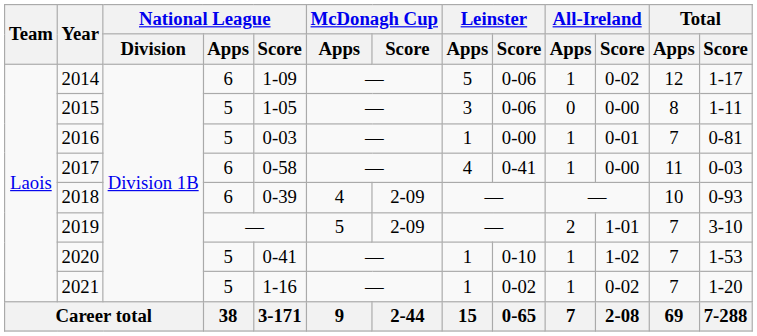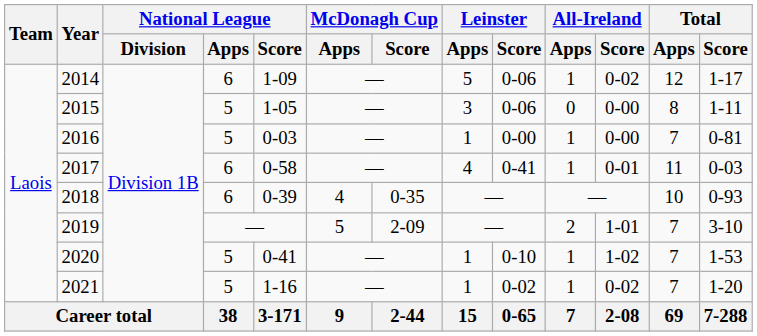(622, 138) 0-01 -> (622, 138) 0-00
(622, 167) 0-00 -> (622, 167) 0-01
(407, 197) 2-09 -> (407, 197) 0-35
